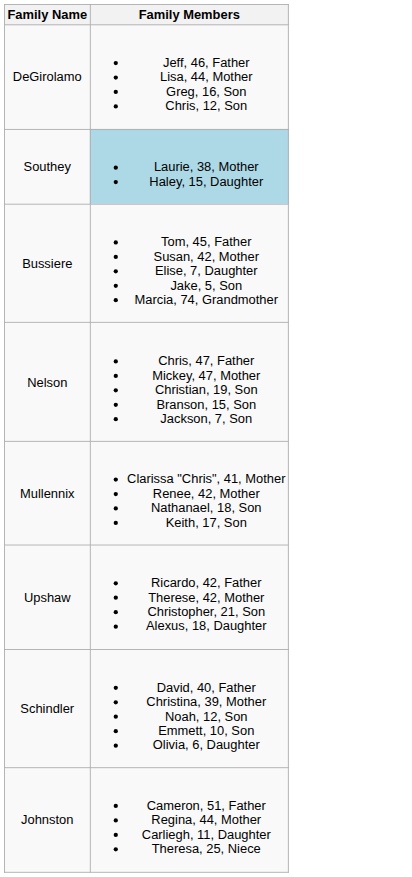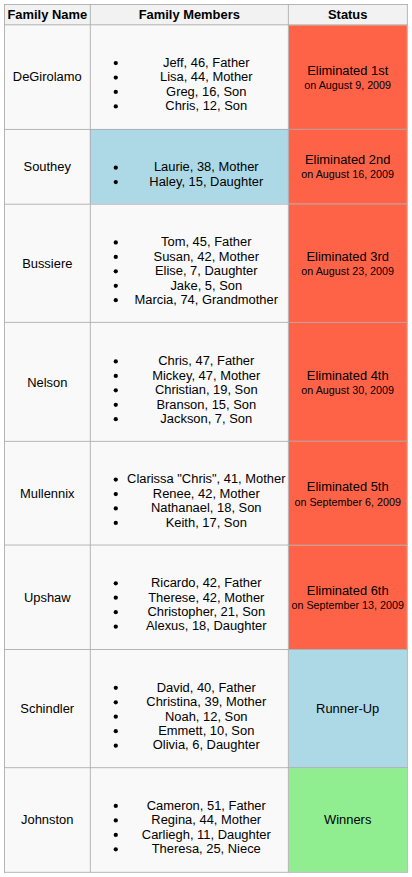+ column: (348, 15)
